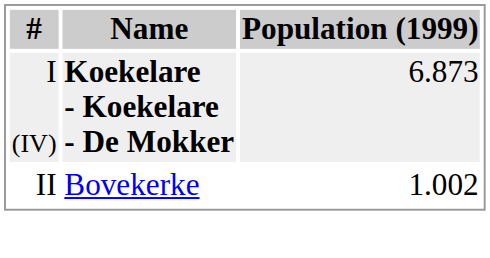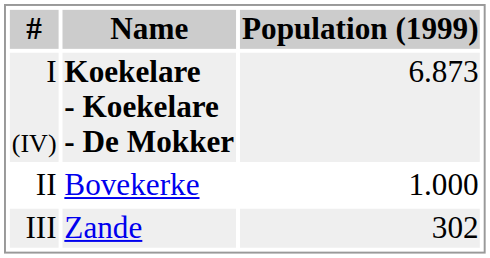(444, 184) 1.002 -> (444, 184) 1.000
+ row: (41, 227)
